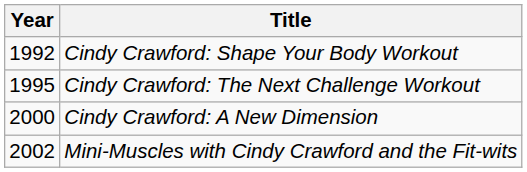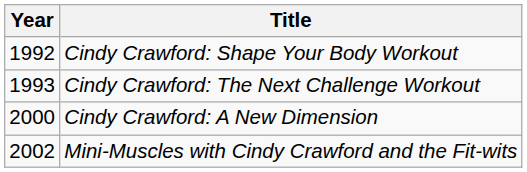(32, 85) 1995 -> (32, 85) 1993
